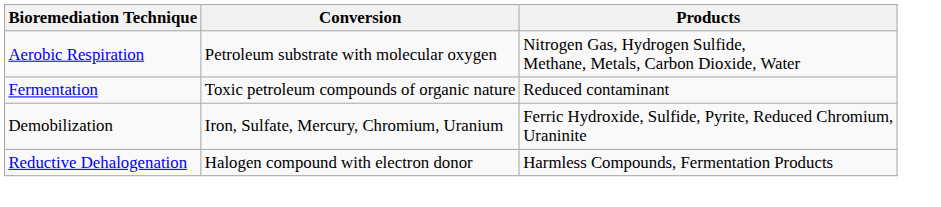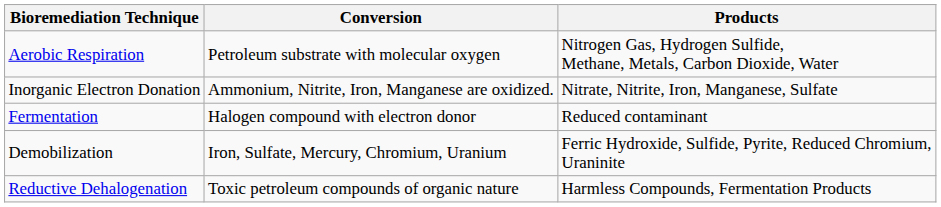+ row: (104, 90)
(360, 90) Toxic petroleum compounds of organic nature -> (342, 116) Halogen compound with electron donor
(339, 162) Halogen compound with electron donor -> (363, 188) Toxic petroleum compounds of organic nature
